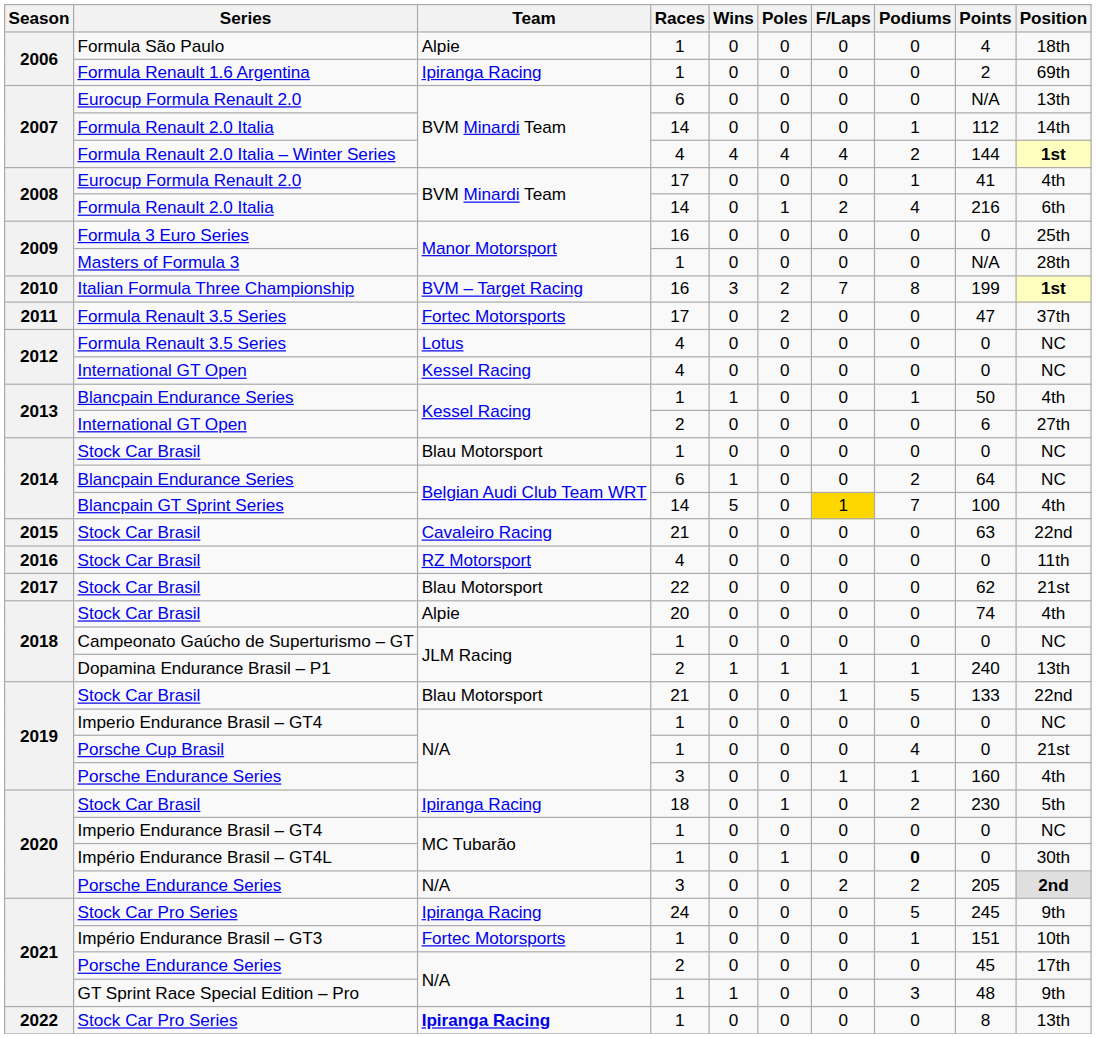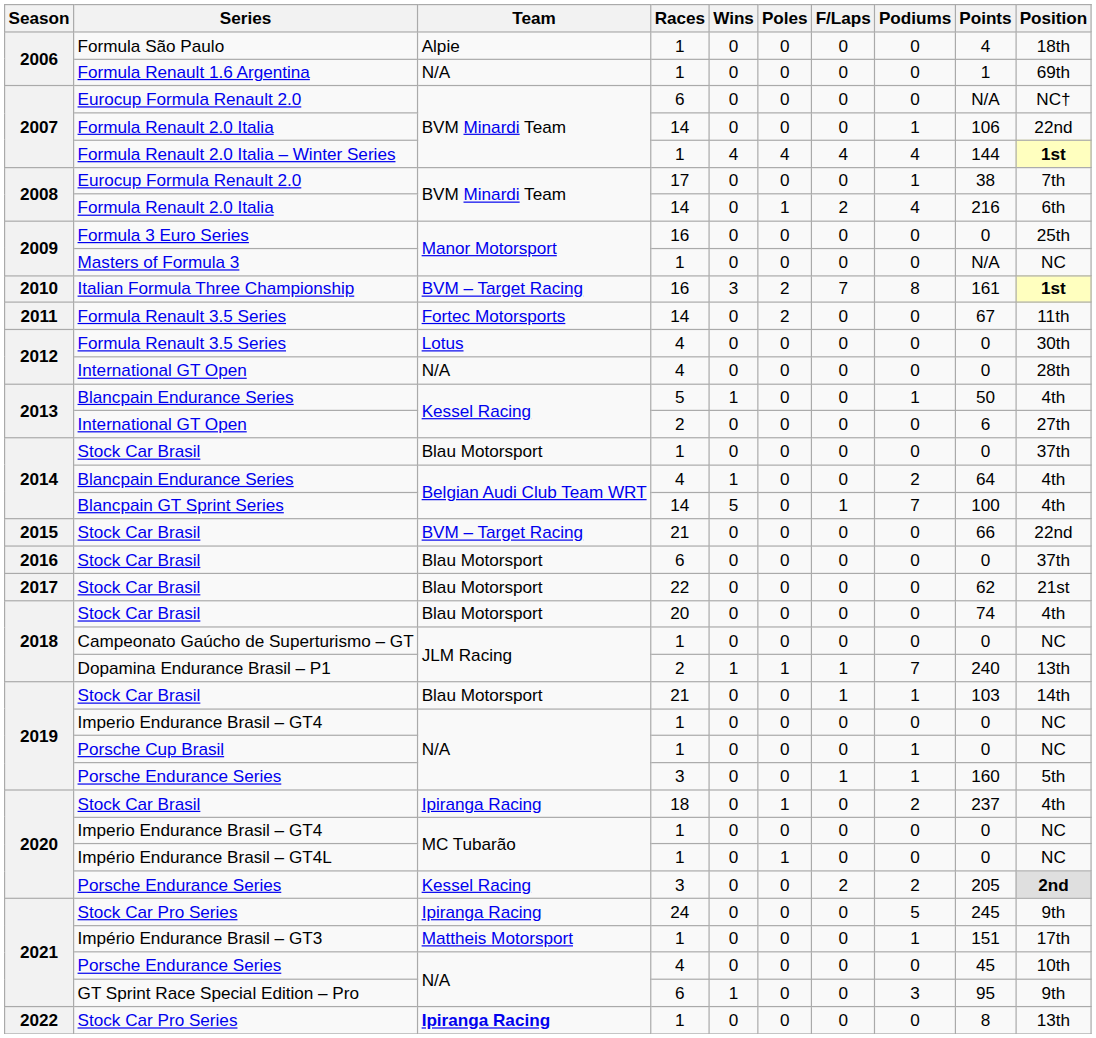(482, 73) Ipiranga Racing -> (436, 73) N/A
(985, 73) 2 -> (985, 73) 1
(1053, 100) 13th -> (1053, 100) NC†
(985, 127) 112 -> (985, 127) 106
(1053, 127) 14th -> (1053, 127) 22nd
(680, 154) 4 -> (680, 154) 1
(915, 154) 2 -> (915, 154) 4
(985, 181) 41 -> (985, 181) 38
(1053, 181) 4th -> (1053, 181) 7th
(1053, 262) 28th -> (1053, 262) NC
(985, 289) 199 -> (985, 289) 161
(680, 316) 17 -> (680, 316) 14
(985, 316) 47 -> (985, 316) 67
(1053, 316) 37th -> (1053, 316) 11th
(1053, 343) NC -> (1053, 343) 30th
(476, 370) Kessel Racing -> (436, 370) N/A
(1053, 370) NC -> (1053, 370) 28th
(680, 398) 1 -> (680, 398) 5
(1053, 452) NC -> (1053, 452) 37th
(680, 479) 6 -> (680, 479) 4
(1053, 479) NC -> (1053, 479) 4th
(843, 506) gold background -> (843, 506) no background
(487, 533) Cavaleiro Racing -> (502, 533) BVM – Target Racing
(985, 533) 63 -> (985, 533) 66
(476, 560) RZ Motorsport -> (482, 560) Blau Motorsport
(680, 560) 4 -> (680, 560) 6
(1053, 560) 11th -> (1053, 560) 37th
(441, 614) Alpie -> (482, 614) Blau Motorsport
(915, 668) 1 -> (915, 668) 7
(915, 695) 5 -> (915, 695) 1
(985, 695) 133 -> (985, 695) 103
(1053, 695) 22nd -> (1053, 695) 14th
(915, 749) 4 -> (915, 749) 1
(1053, 749) 21st -> (1053, 749) NC
(1053, 777) 4th -> (1053, 777) 5th
(985, 804) 230 -> (985, 804) 237
(1053, 804) 5th -> (1053, 804) 4th
(915, 858) bold -> (915, 858) normal
(1053, 858) 30th -> (1053, 858) NC
(436, 885) N/A -> (476, 885) Kessel Racing
(493, 939) Fortec Motorsports -> (497, 939) Mattheis Motorsport
(1053, 939) 10th -> (1053, 939) 17th
(680, 966) 2 -> (680, 966) 4
(1053, 966) 17th -> (1053, 966) 10th
(680, 993) 1 -> (680, 993) 6
(985, 993) 48 -> (985, 993) 95
